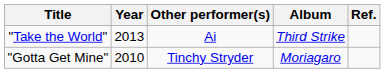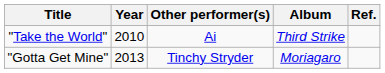(129, 36) 2013 -> (129, 36) 2010
(129, 57) 2010 -> (129, 57) 2013
